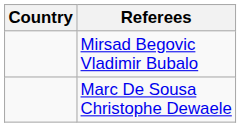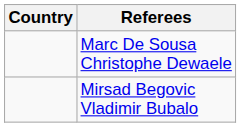rows swapped: (139, 53) <-> (156, 99)
